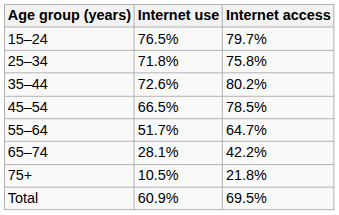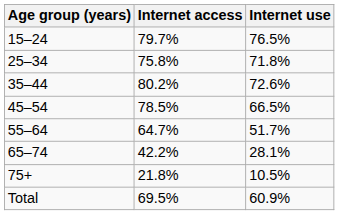columns swapped: (278, 15) <-> (178, 15)
